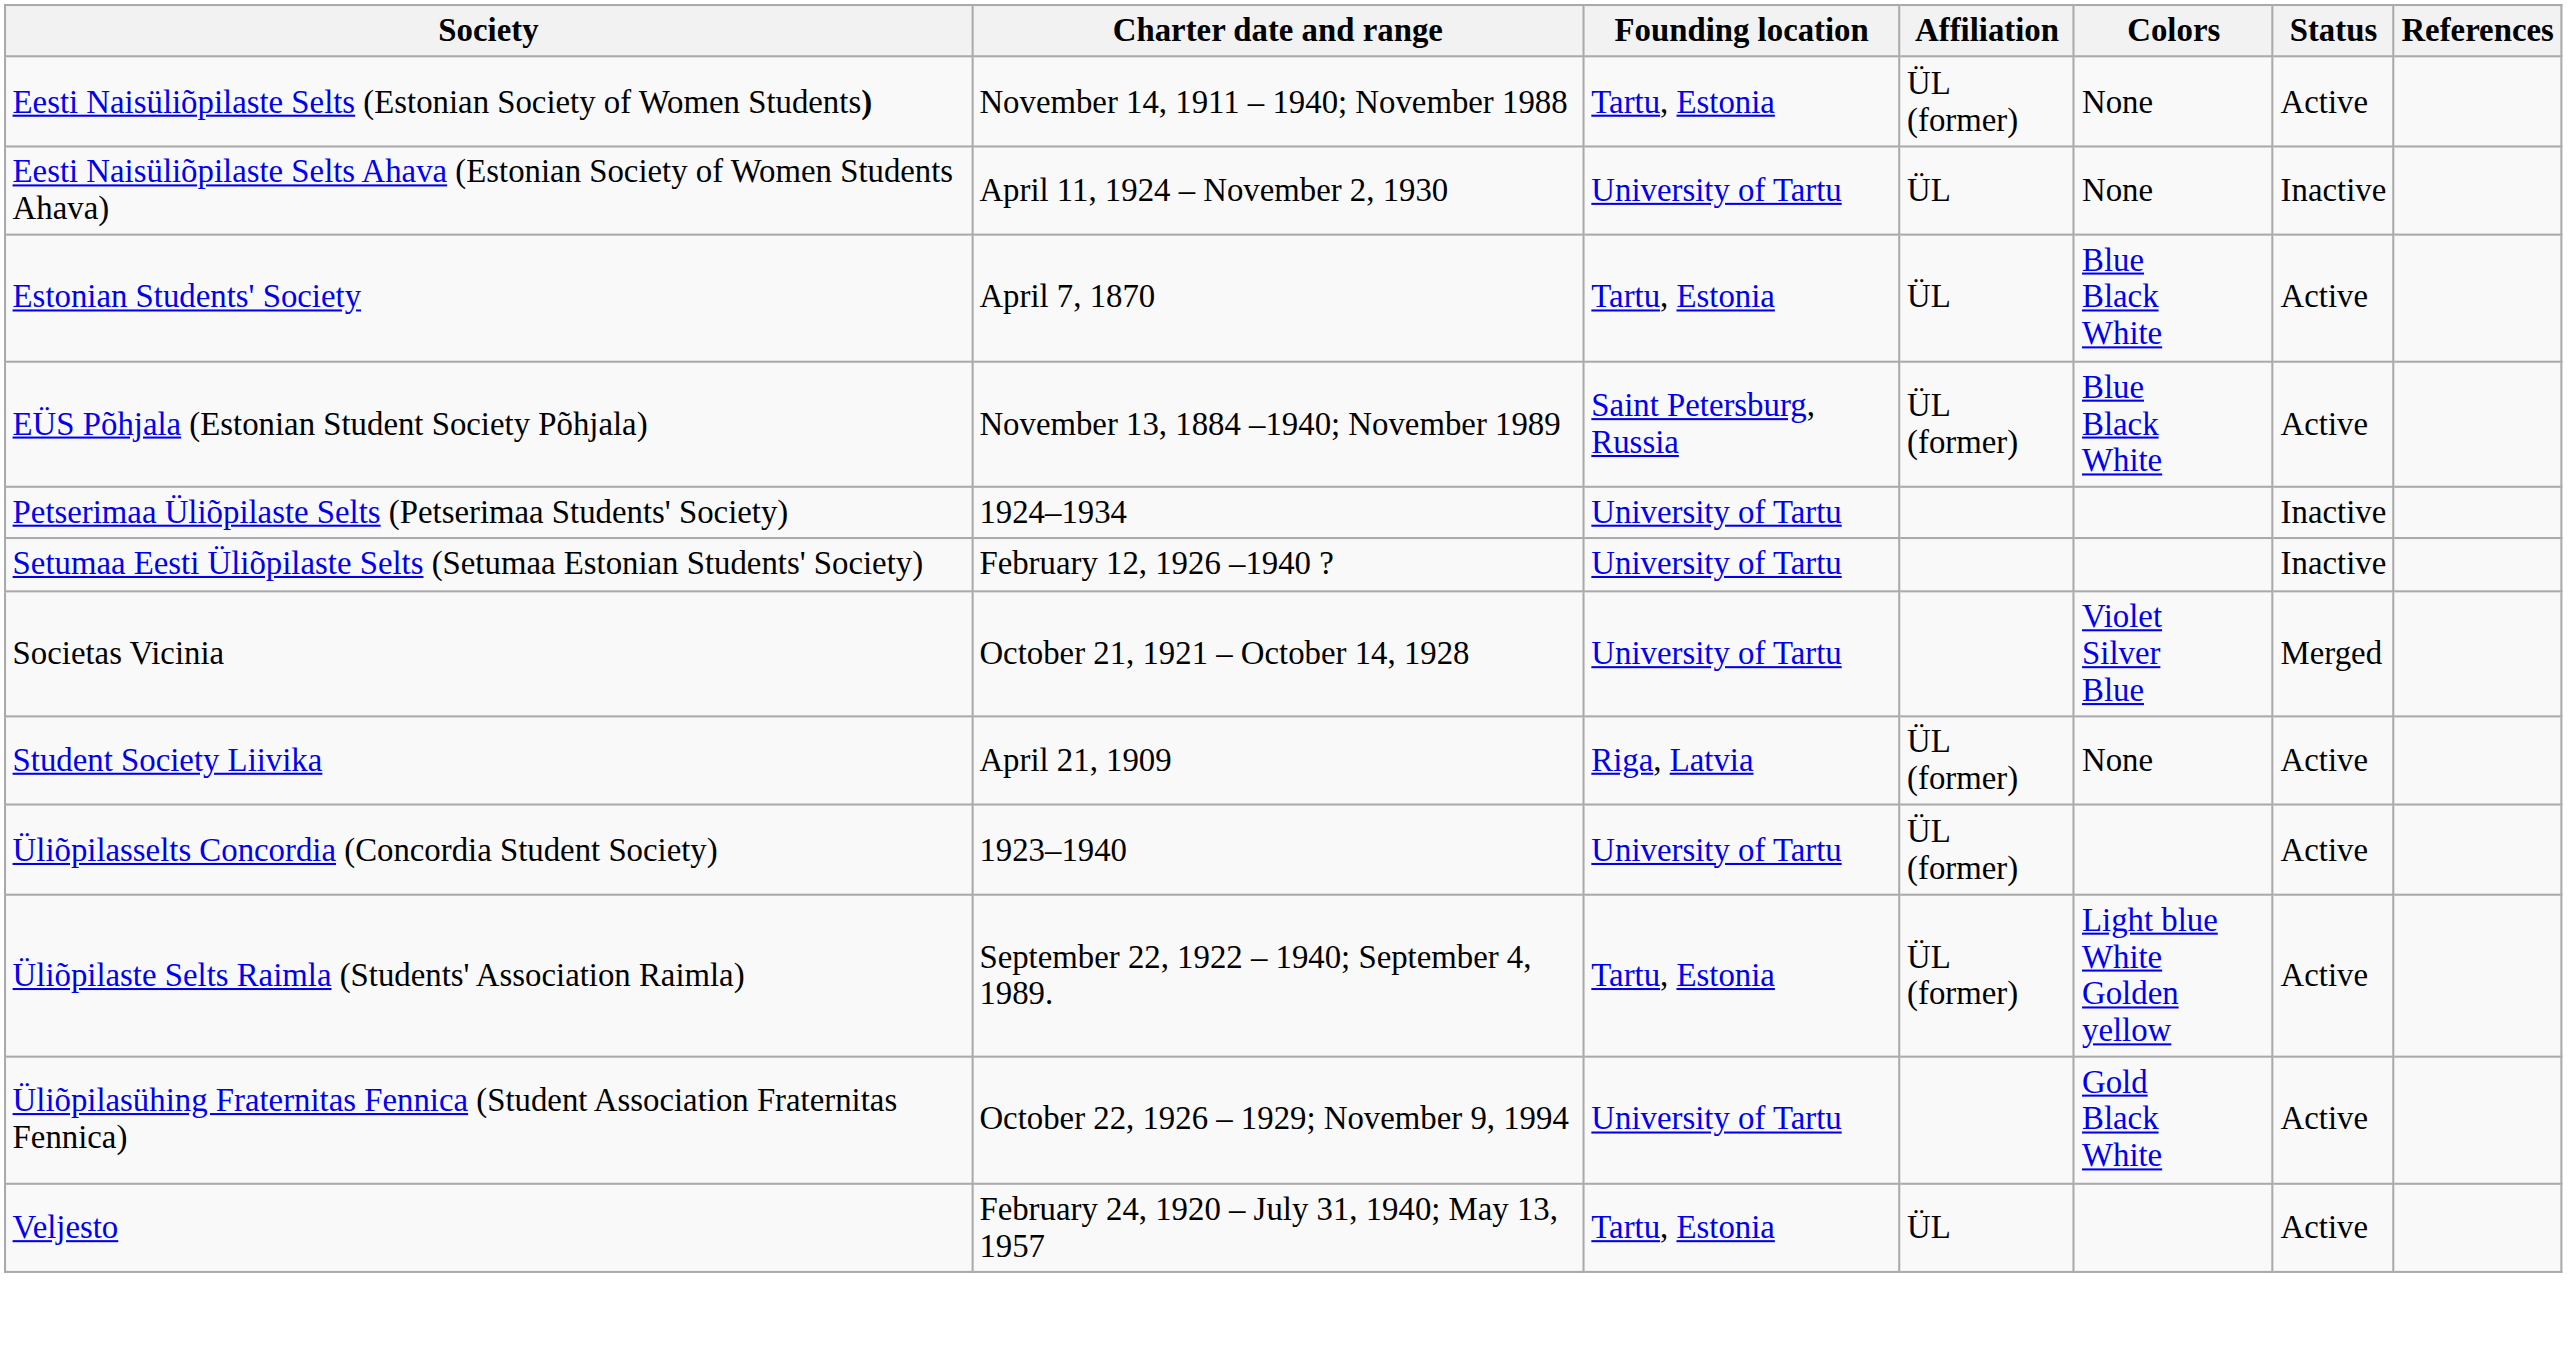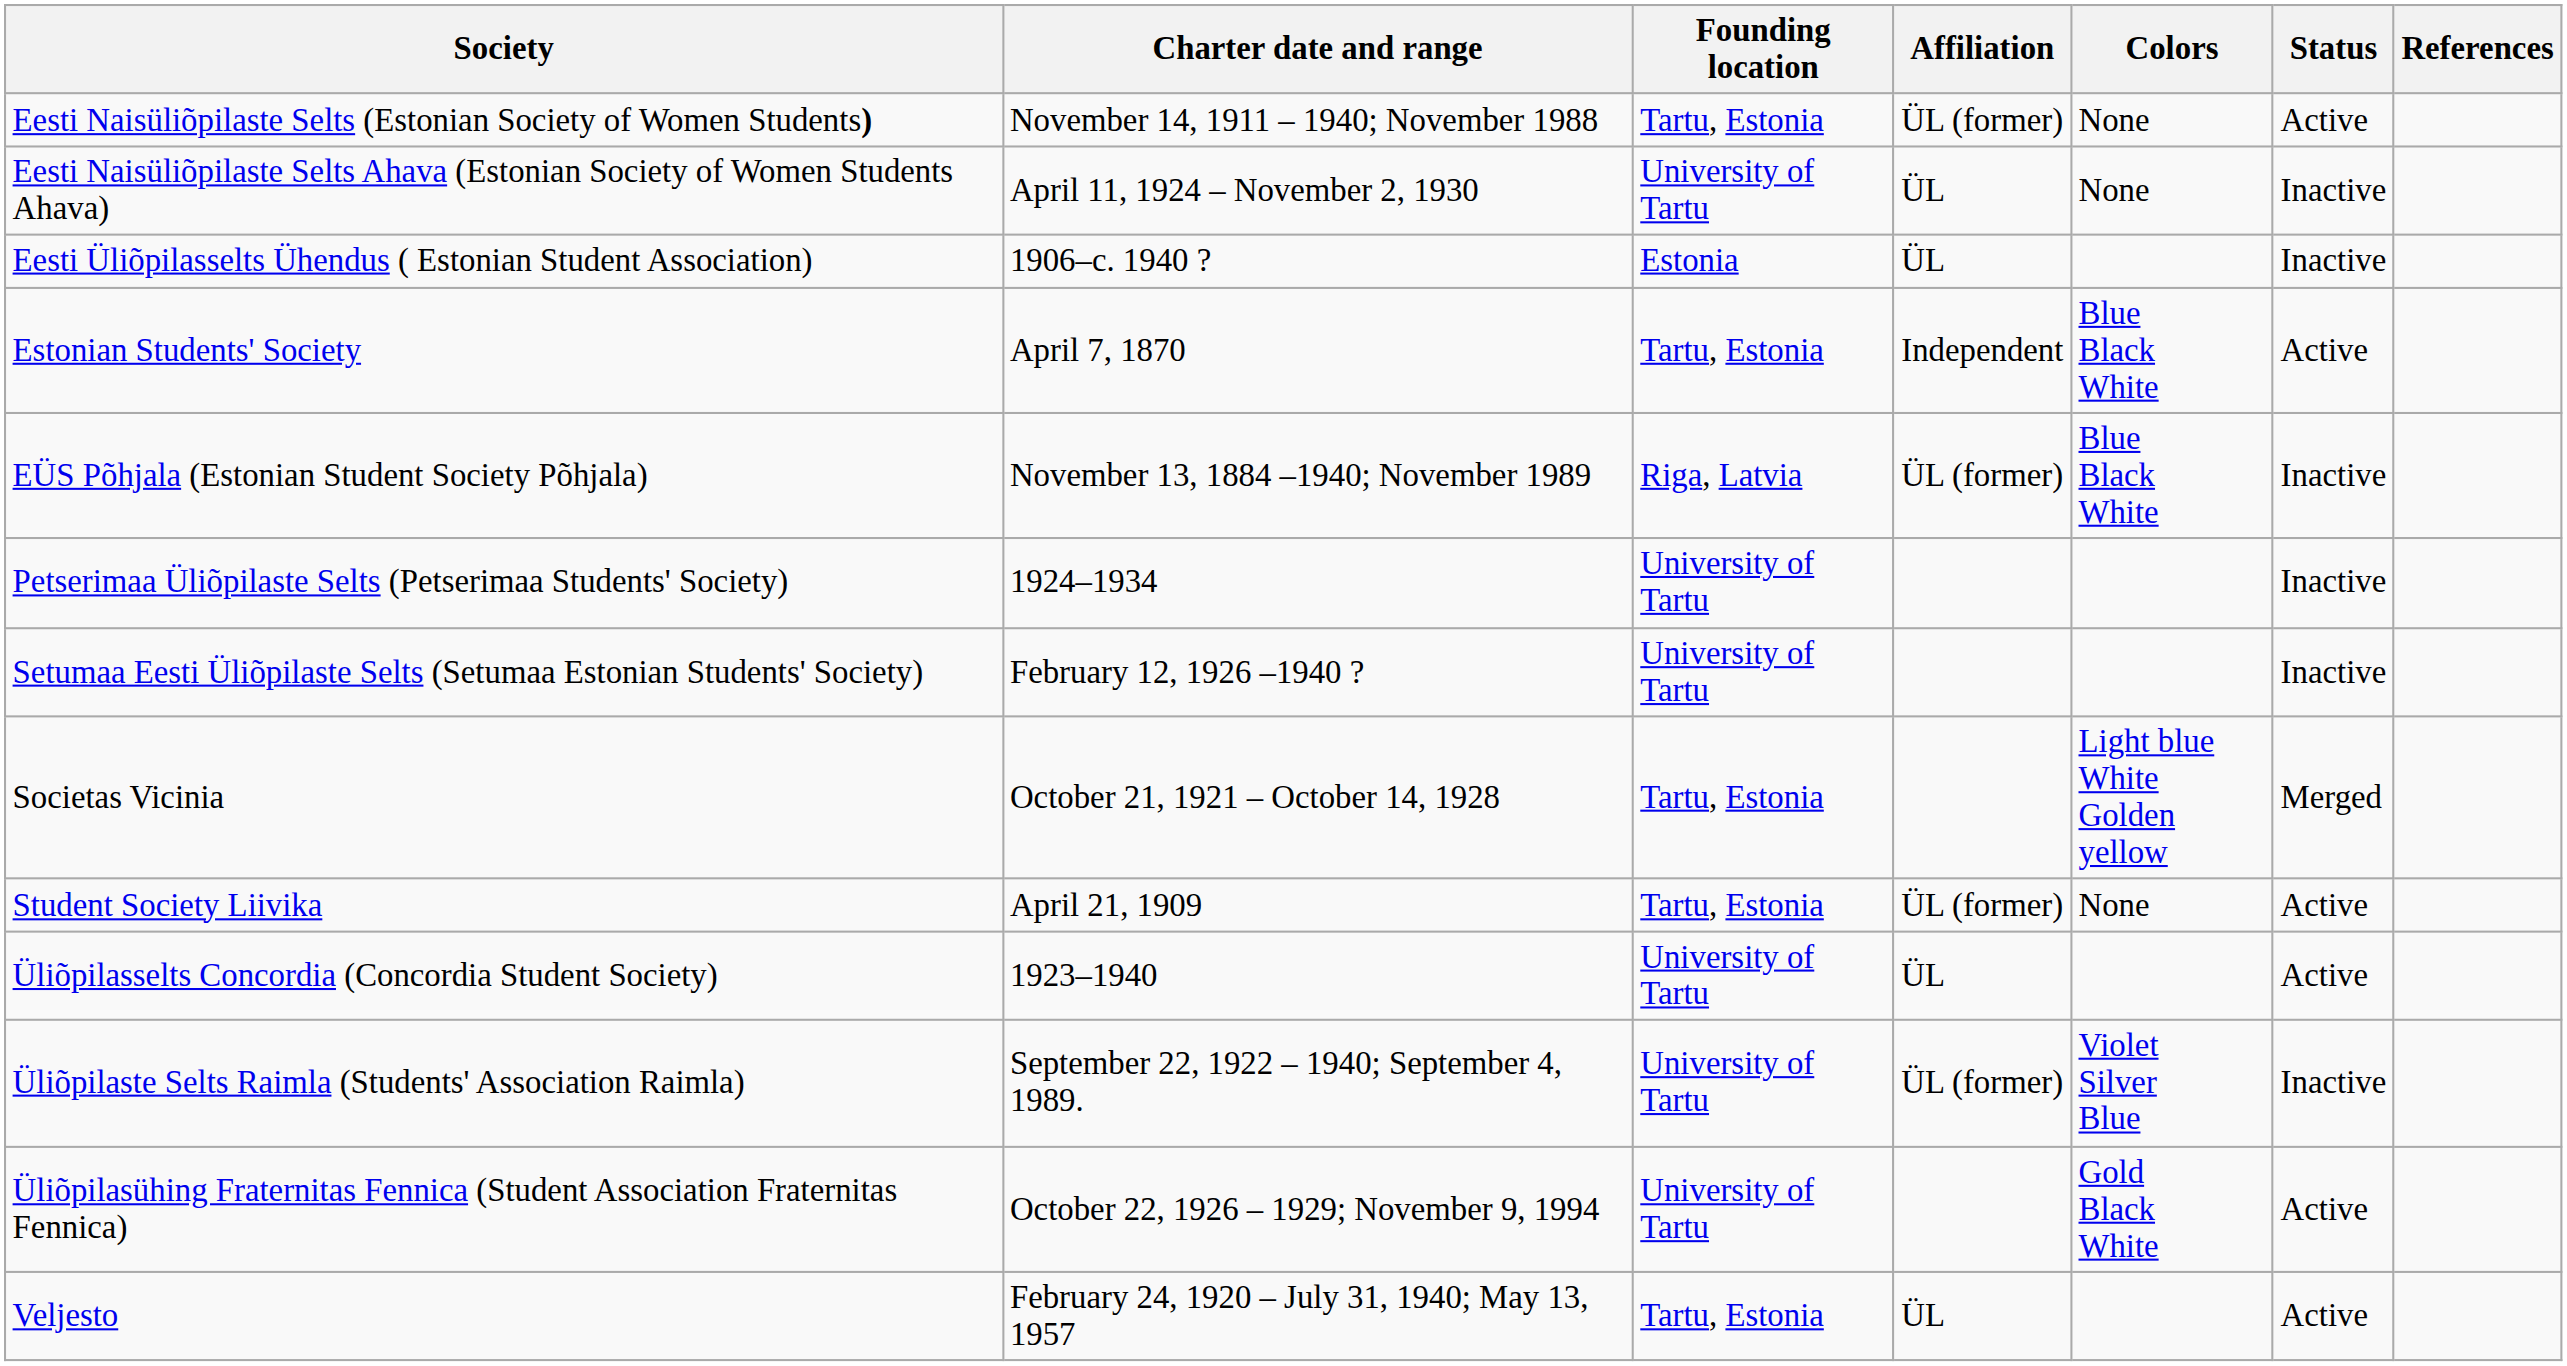+ row: (413, 260)
(1929, 297) ÜL -> (1982, 349) Independent
(1703, 423) Saint Petersburg, Russia -> (1721, 475) Riga, Latvia
(2324, 423) Active -> (2333, 475) Inactive
(1717, 652) University of Tartu -> (1732, 797) Tartu, Estonia
(2122, 652) Violet Silver Blue -> (2146, 797) Light blue White Golden yellow
(1672, 760) Riga, Latvia -> (1732, 904) Tartu, Estonia
(1963, 849) ÜL (former) -> (1923, 975) ÜL
(1683, 975) Tartu, Estonia -> (1727, 1082) University of Tartu
(2150, 975) Light blue White Golden yellow -> (2119, 1082) Violet Silver Blue
(2324, 975) Active -> (2333, 1082) Inactive
